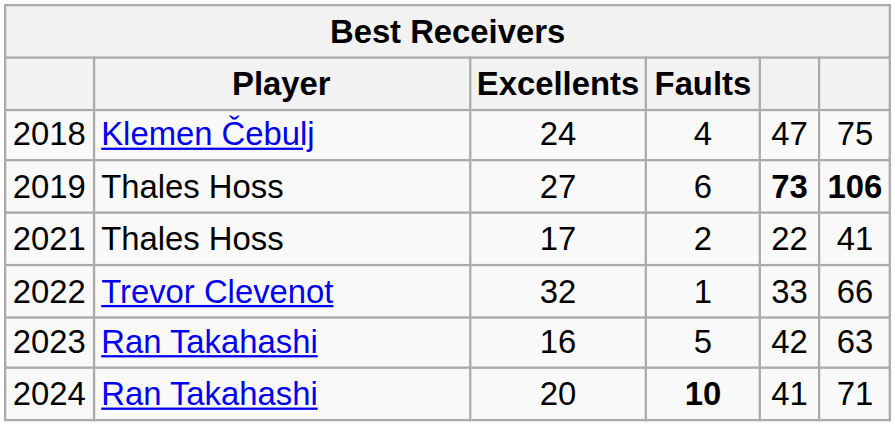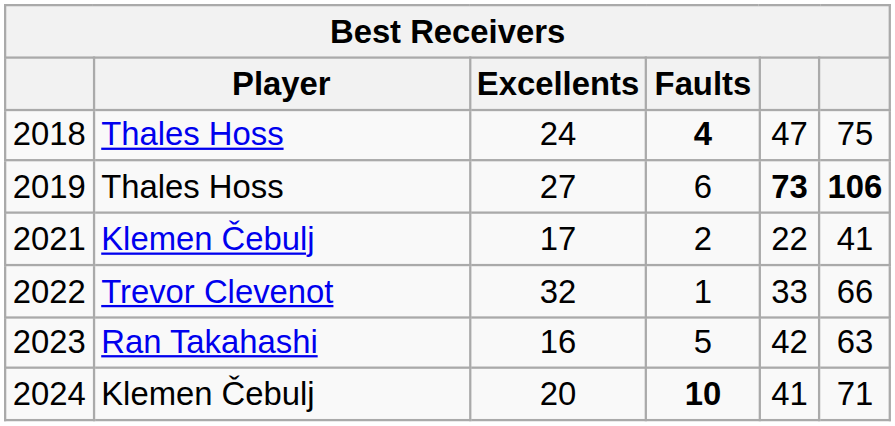(208, 135) Klemen Čebulj -> (192, 135) Thales Hoss
(703, 135) normal -> (703, 135) bold
(192, 239) Thales Hoss -> (208, 239) Klemen Čebulj
(209, 395) Ran Takahashi -> (208, 395) Klemen Čebulj
